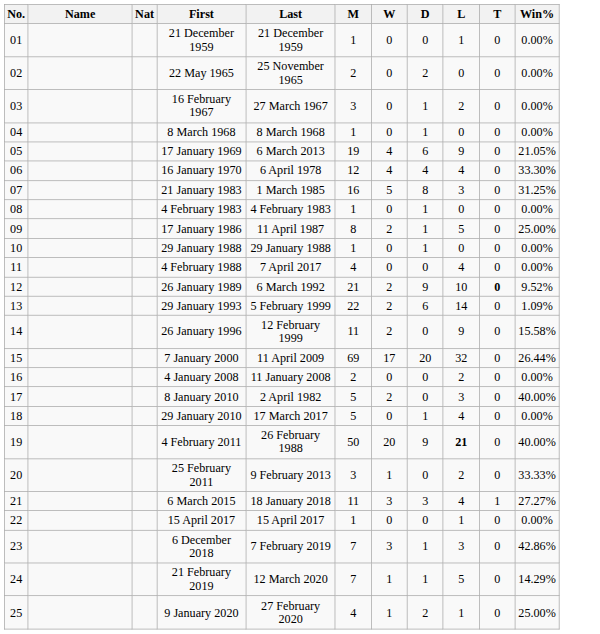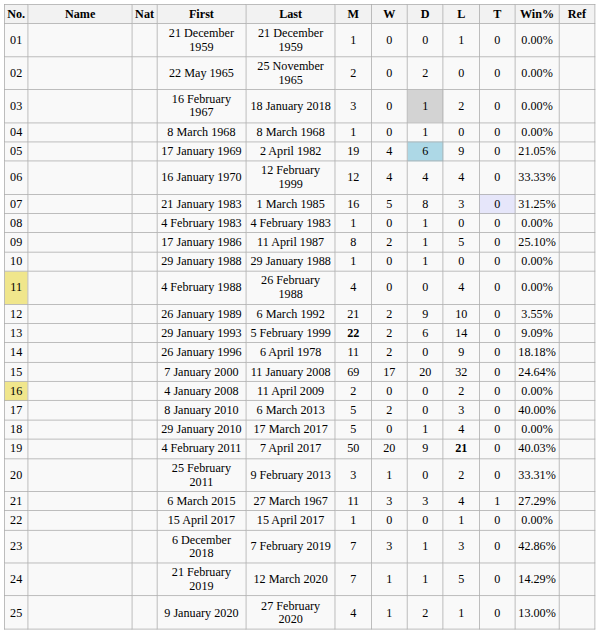+ column: (577, 14)
(291, 106) 27 March 1967 -> (291, 106) 18 January 2018
(425, 106) no background -> (425, 106) lightgrey background
(291, 151) 6 March 2013 -> (291, 151) 2 April 1982
(425, 151) no background -> (425, 151) lightblue background
(291, 170) 6 April 1978 -> (291, 177) 12 February 1999
(537, 170) 33.30% -> (537, 177) 33.33%
(497, 190) no background -> (497, 203) lavender background
(537, 228) 25.00% -> (537, 242) 25.10%
(16, 267) no background -> (16, 287) khaki background
(291, 267) 7 April 2017 -> (291, 287) 26 February 1988
(497, 286) bold -> (497, 313) normal
(537, 286) 9.52% -> (537, 313) 3.55%
(353, 305) normal -> (353, 333) bold
(537, 305) 1.09% -> (537, 333) 9.09%
(291, 332) 12 February 1999 -> (291, 352) 6 April 1978
(537, 332) 15.58% -> (537, 352) 18.18%
(291, 358) 11 April 2009 -> (291, 371) 11 January 2008
(537, 358) 26.44% -> (537, 371) 24.64%
(16, 377) no background -> (16, 391) khaki background
(291, 377) 11 January 2008 -> (291, 391) 11 April 2009
(291, 396) 2 April 1982 -> (291, 410) 6 March 2013
(291, 442) 26 February 1988 -> (291, 448) 7 April 2017
(537, 442) 40.00% -> (537, 448) 40.03%
(537, 475) 33.33% -> (537, 475) 33.31%
(291, 501) 18 January 2018 -> (291, 501) 27 March 1967
(537, 501) 27.27% -> (537, 501) 27.29%
(537, 612) 25.00% -> (537, 612) 13.00%
